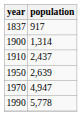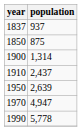(37, 27) 917 -> (37, 27) 937
+ row: (16, 42)
